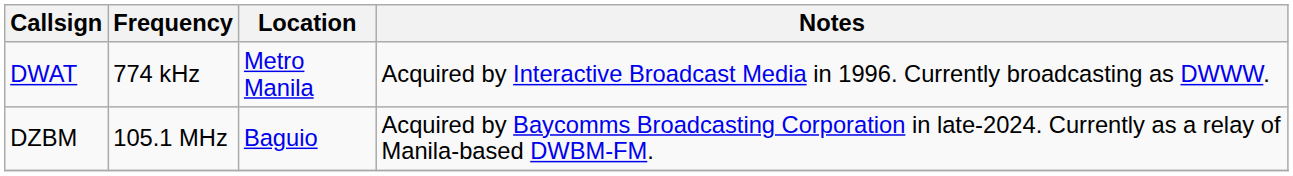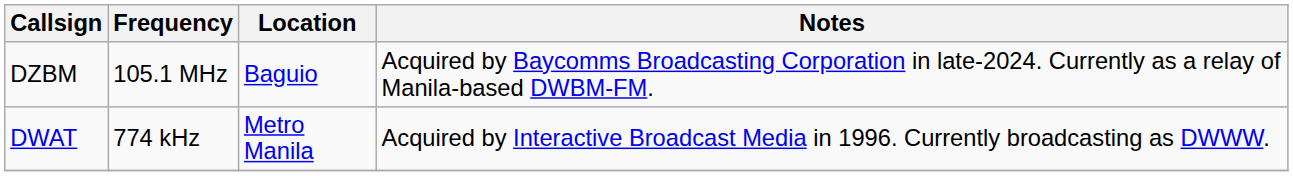rows swapped: (44, 74) <-> (44, 138)
